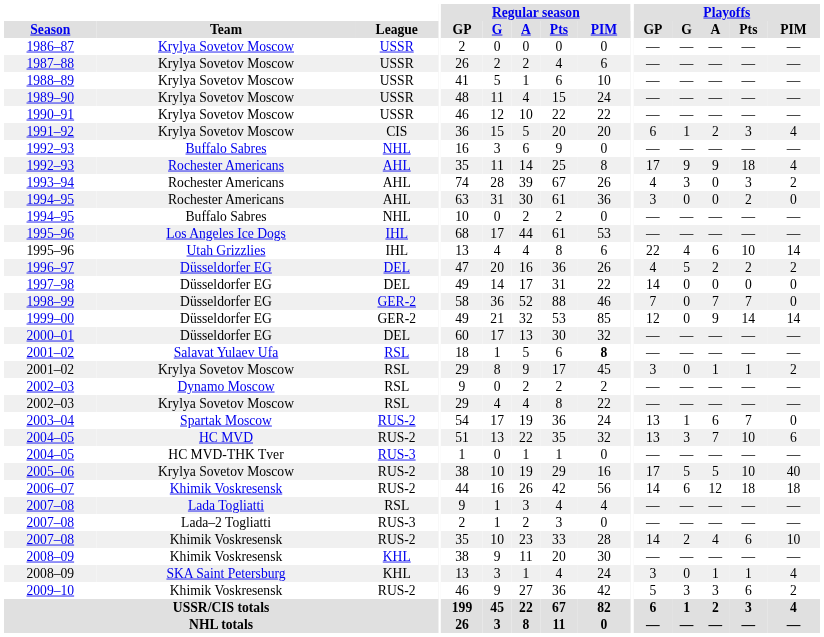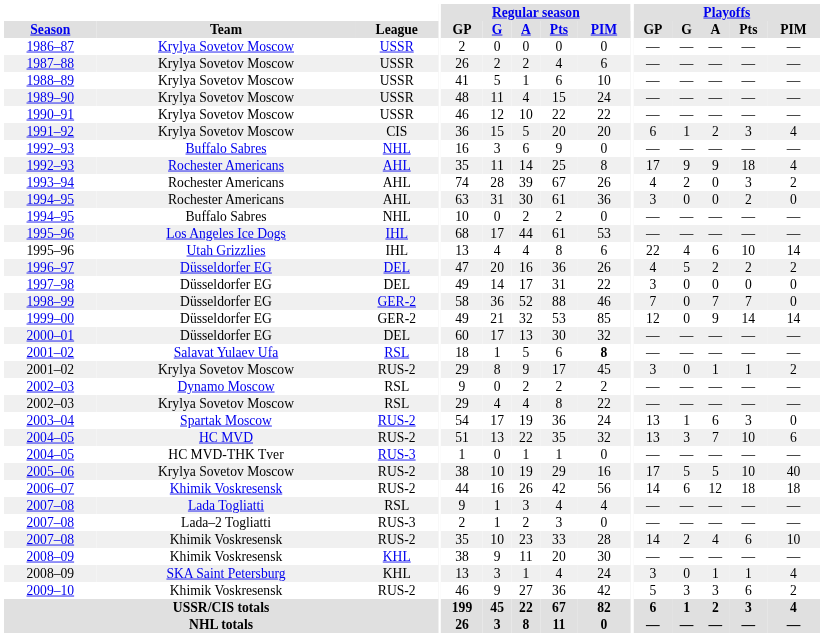(687, 182) 3 -> (687, 182) 2
(653, 284) 14 -> (653, 284) 3
(397, 369) RSL -> (397, 369) RUS-2
(748, 420) 7 -> (748, 420) 3
